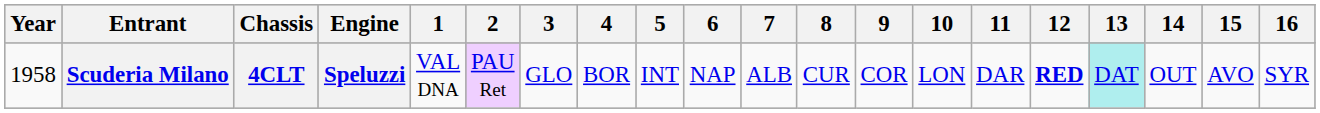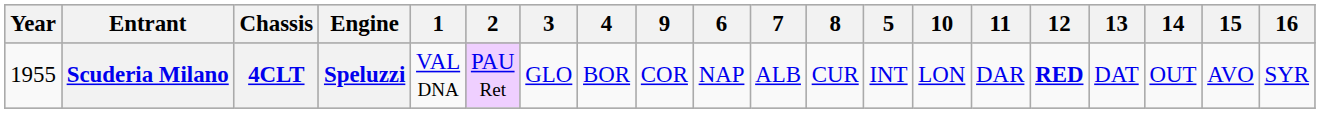columns swapped: (660, 23) <-> (884, 23)
(33, 75) 1958 -> (33, 75) 1955
(1116, 75) paleturquoise background -> (1116, 75) no background
